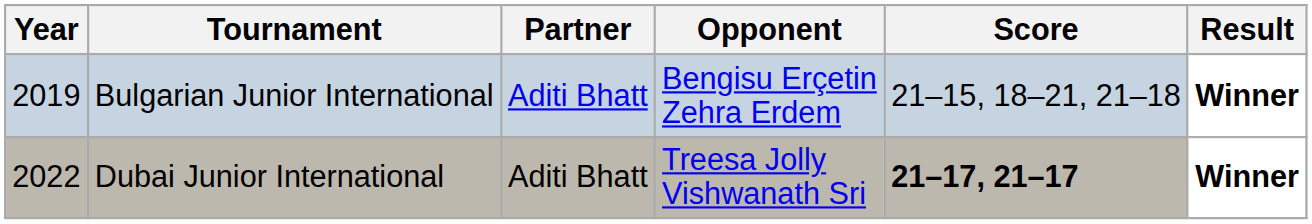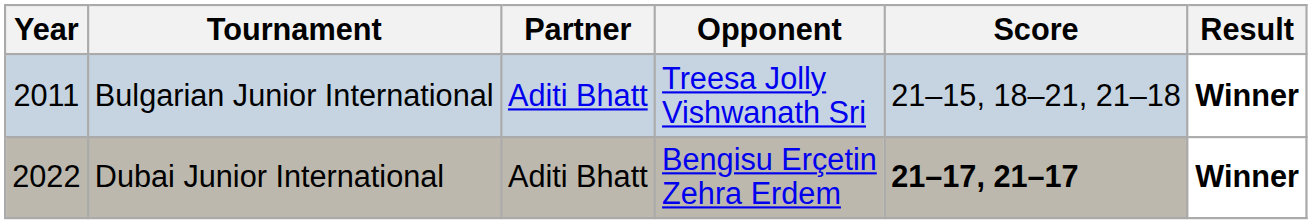(46, 95) 2019 -> (46, 95) 2011
(769, 95) Bengisu Erçetin Zehra Erdem -> (764, 95) Treesa Jolly Vishwanath Sri
(764, 178) Treesa Jolly Vishwanath Sri -> (769, 178) Bengisu Erçetin Zehra Erdem
